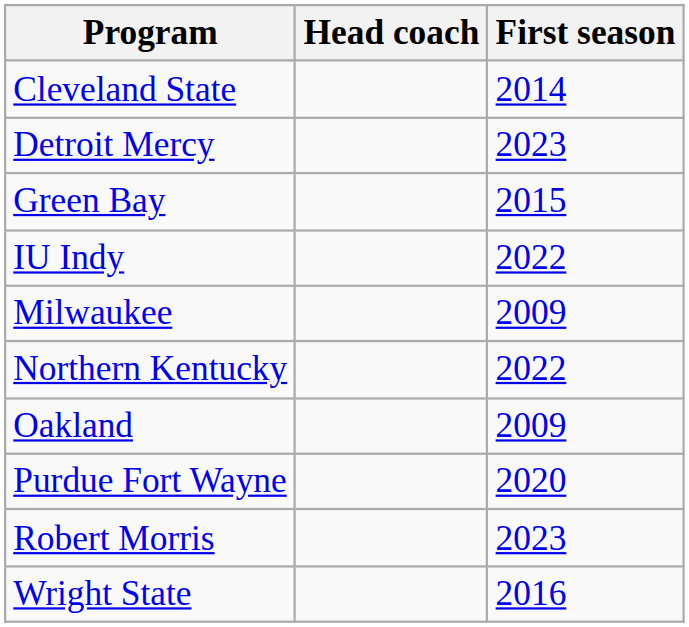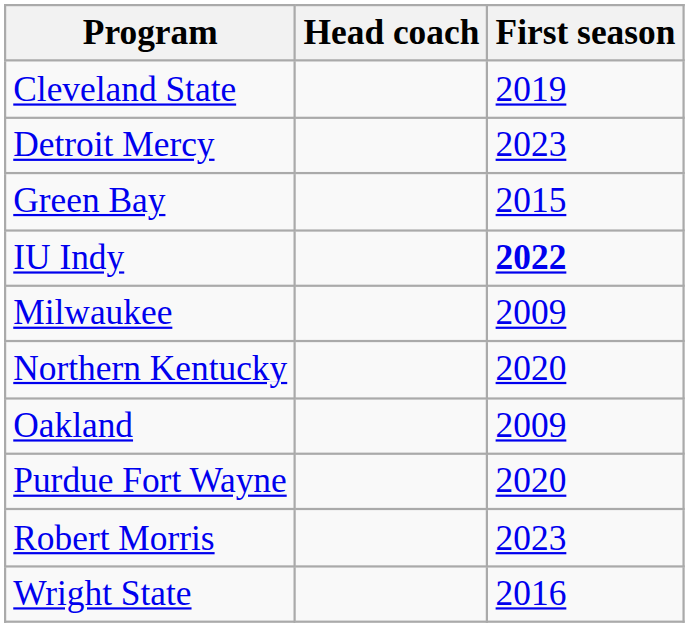(531, 88) 2014 -> (531, 88) 2019
(531, 256) normal -> (531, 256) bold
(531, 369) 2022 -> (531, 369) 2020
